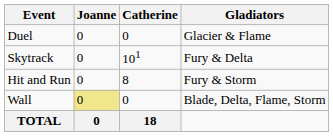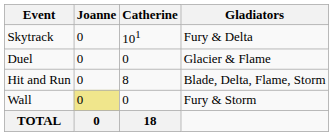rows swapped: (20, 35) <-> (30, 57)
(220, 79) Fury & Storm -> (255, 79) Blade, Delta, Flame, Storm
(255, 100) Blade, Delta, Flame, Storm -> (220, 100) Fury & Storm
